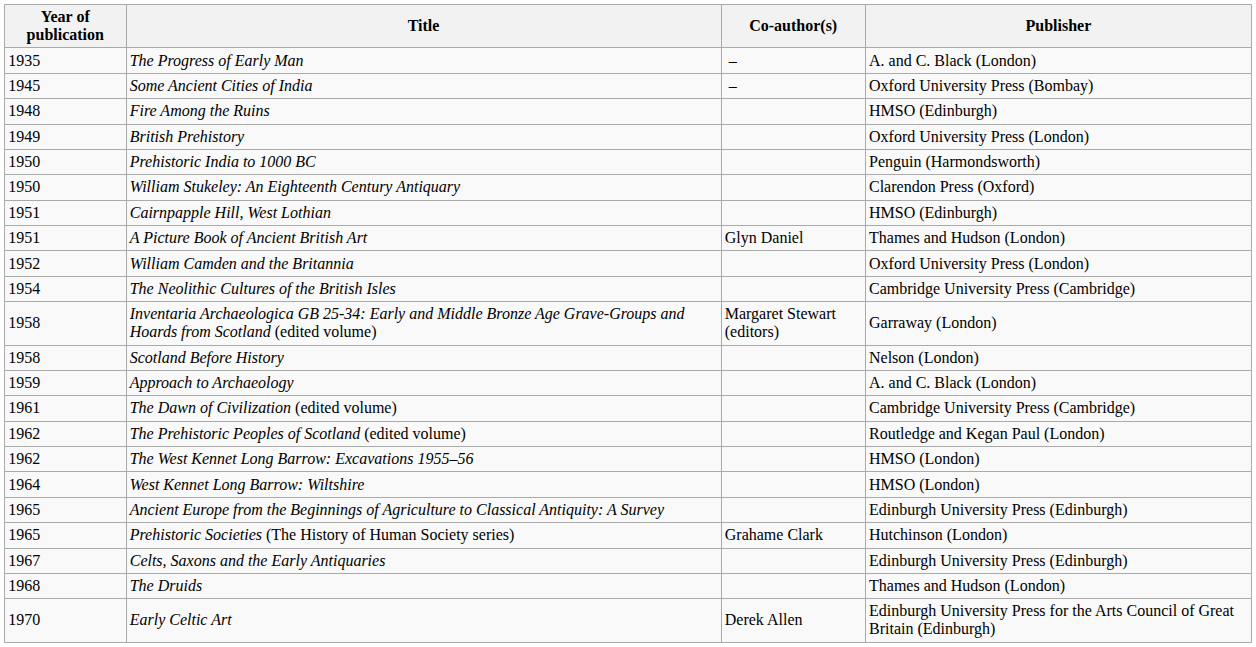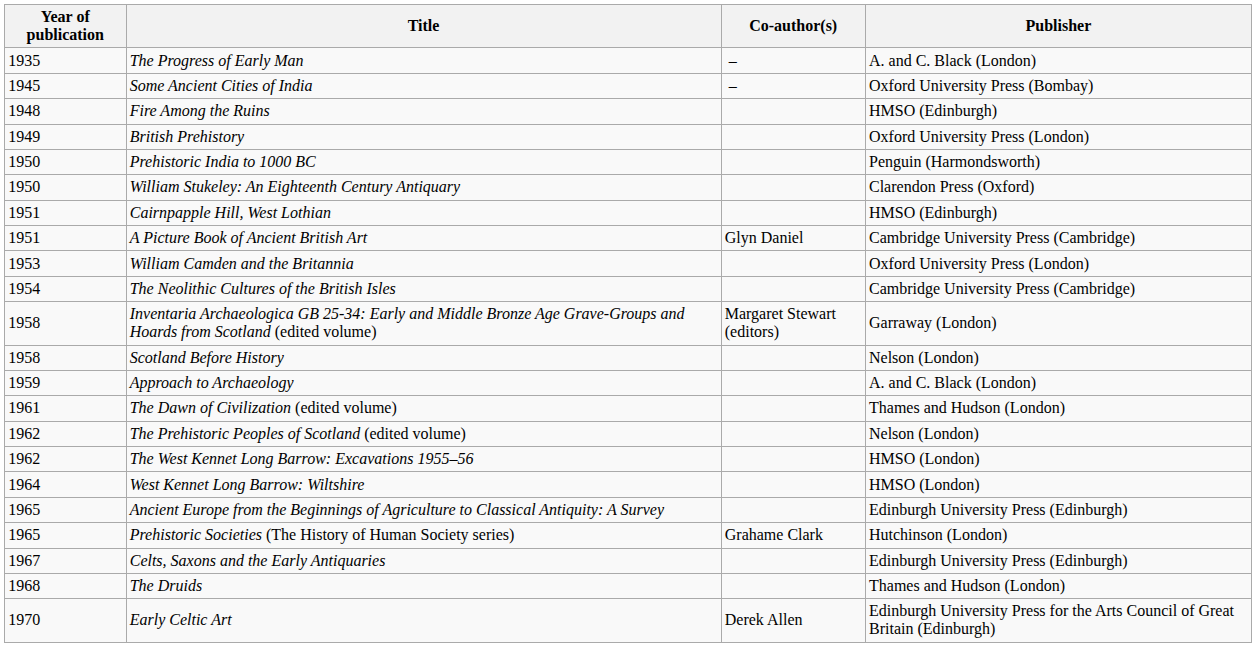(967, 238) Thames and Hudson (London) -> (1002, 238) Cambridge University Press (Cambridge)
(24, 263) 1952 -> (24, 263) 1953
(1002, 408) Cambridge University Press (Cambridge) -> (967, 408) Thames and Hudson (London)
(987, 433) Routledge and Kegan Paul (London) -> (924, 433) Nelson (London)
